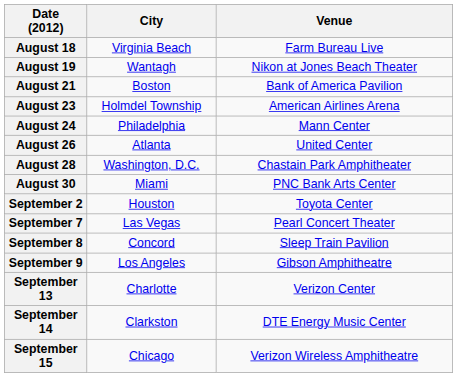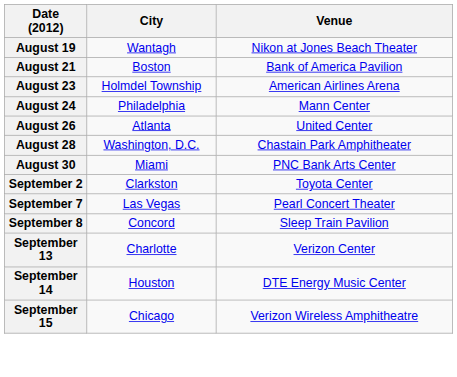- row: (46, 47)
(152, 203) Houston -> (151, 184) Clarkston
- row: (46, 262)
(151, 322) Clarkston -> (152, 283) Houston
